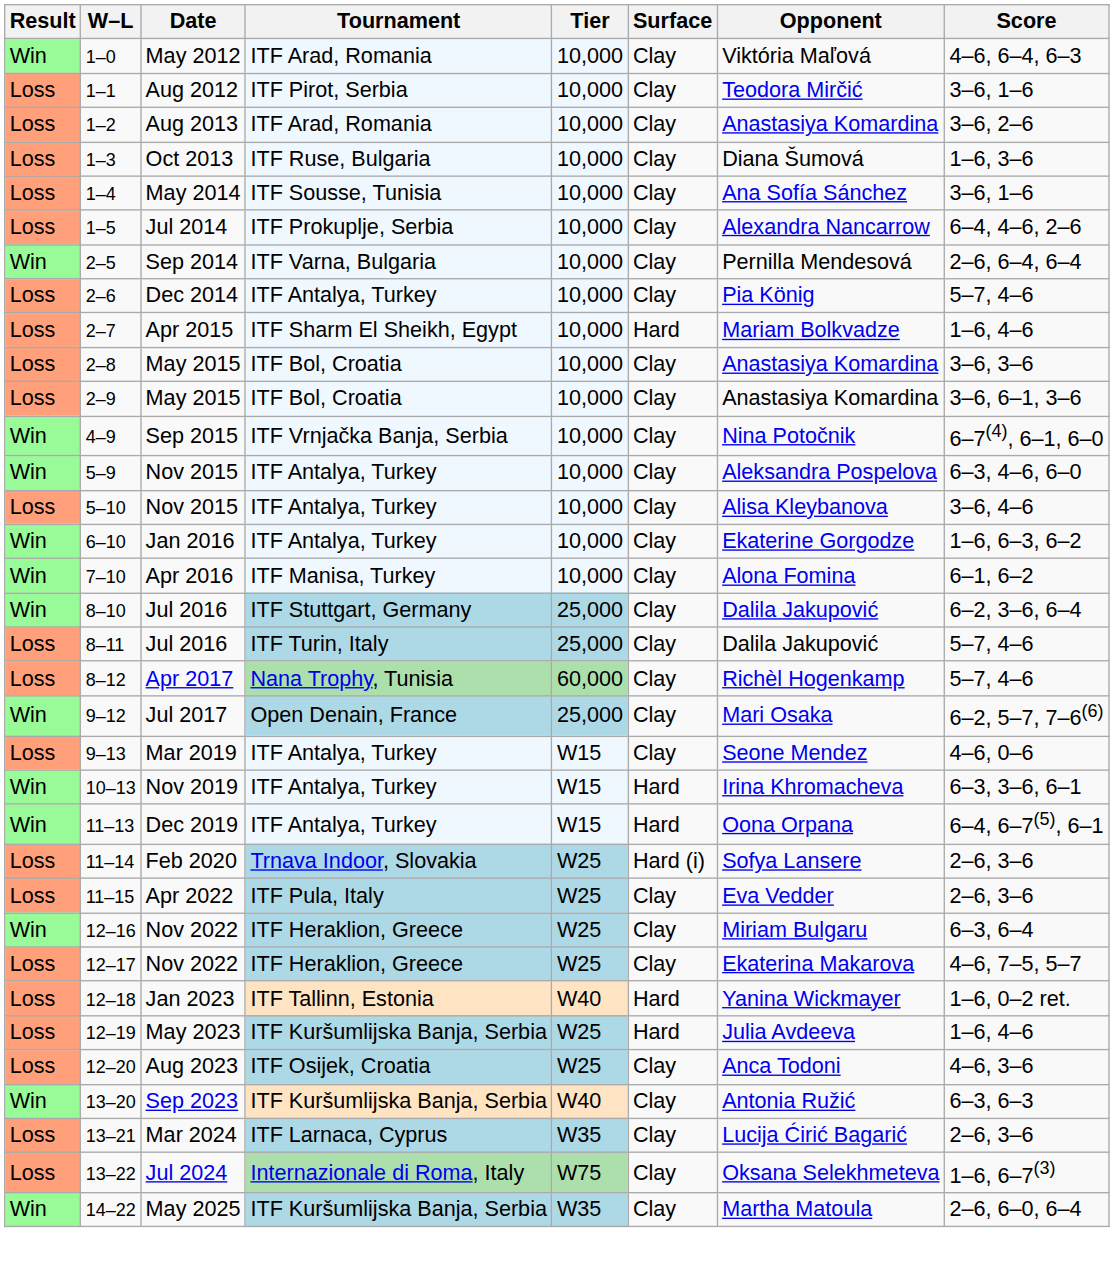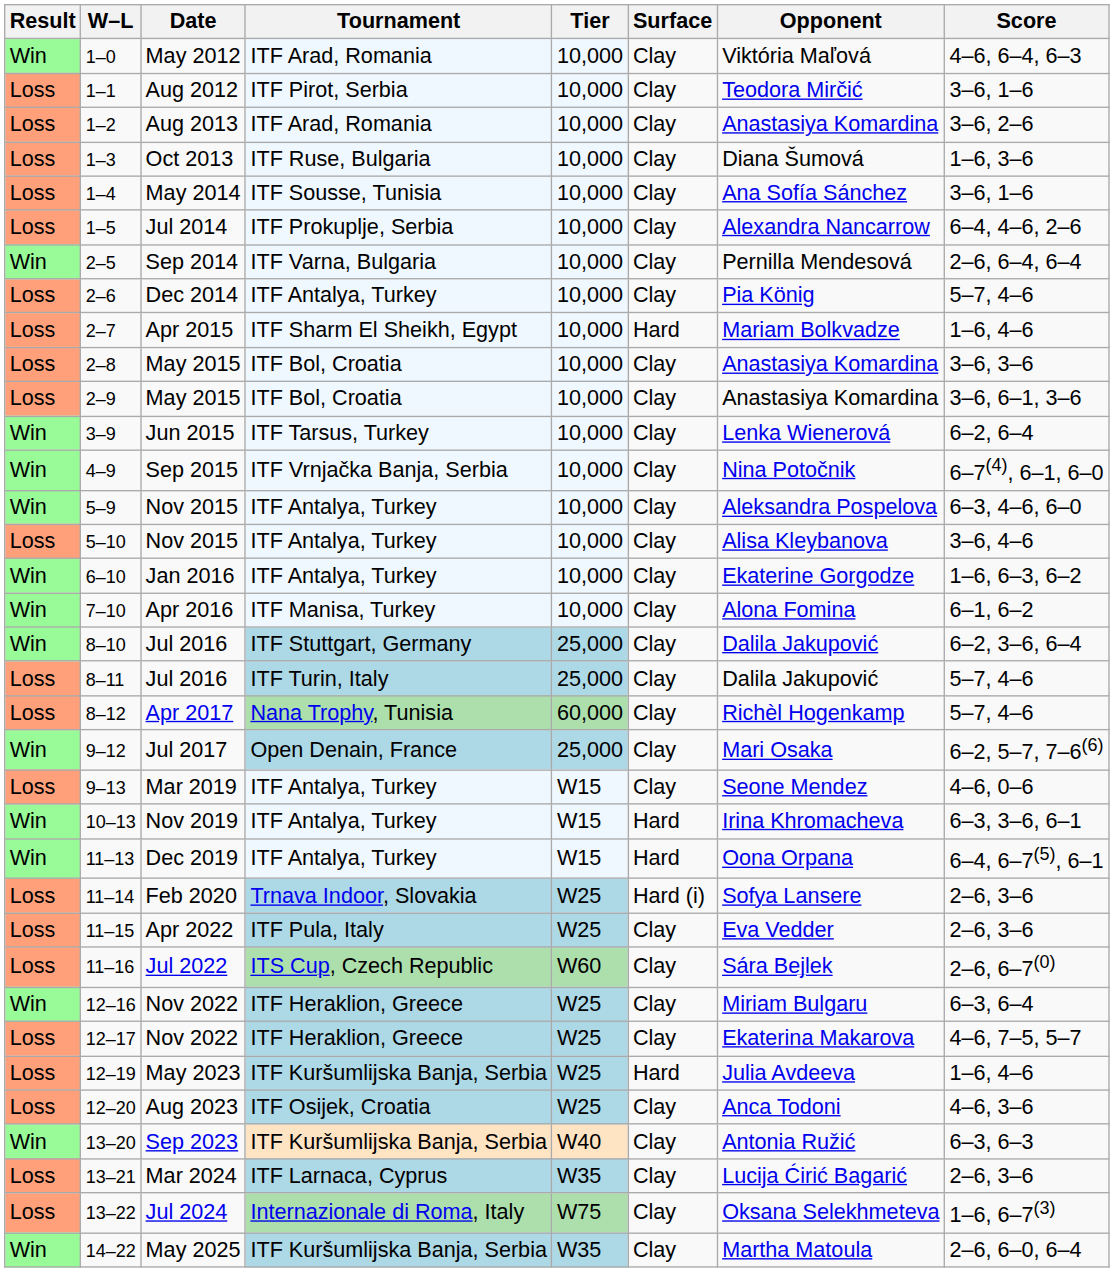+ row: (101, 434)
+ row: (110, 968)
- row: (111, 999)
